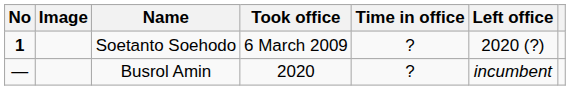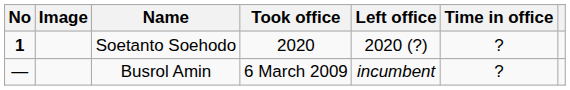columns swapped: (513, 17) <-> (410, 17)
(296, 44) 6 March 2009 -> (296, 44) 2020
(296, 71) 2020 -> (296, 71) 6 March 2009
